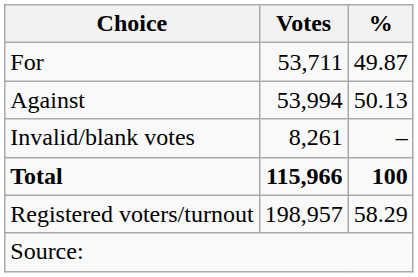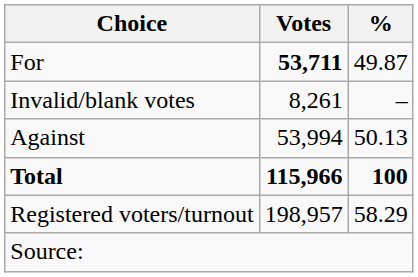(310, 61) normal -> (310, 61) bold
rows swapped: (48, 99) <-> (103, 137)
